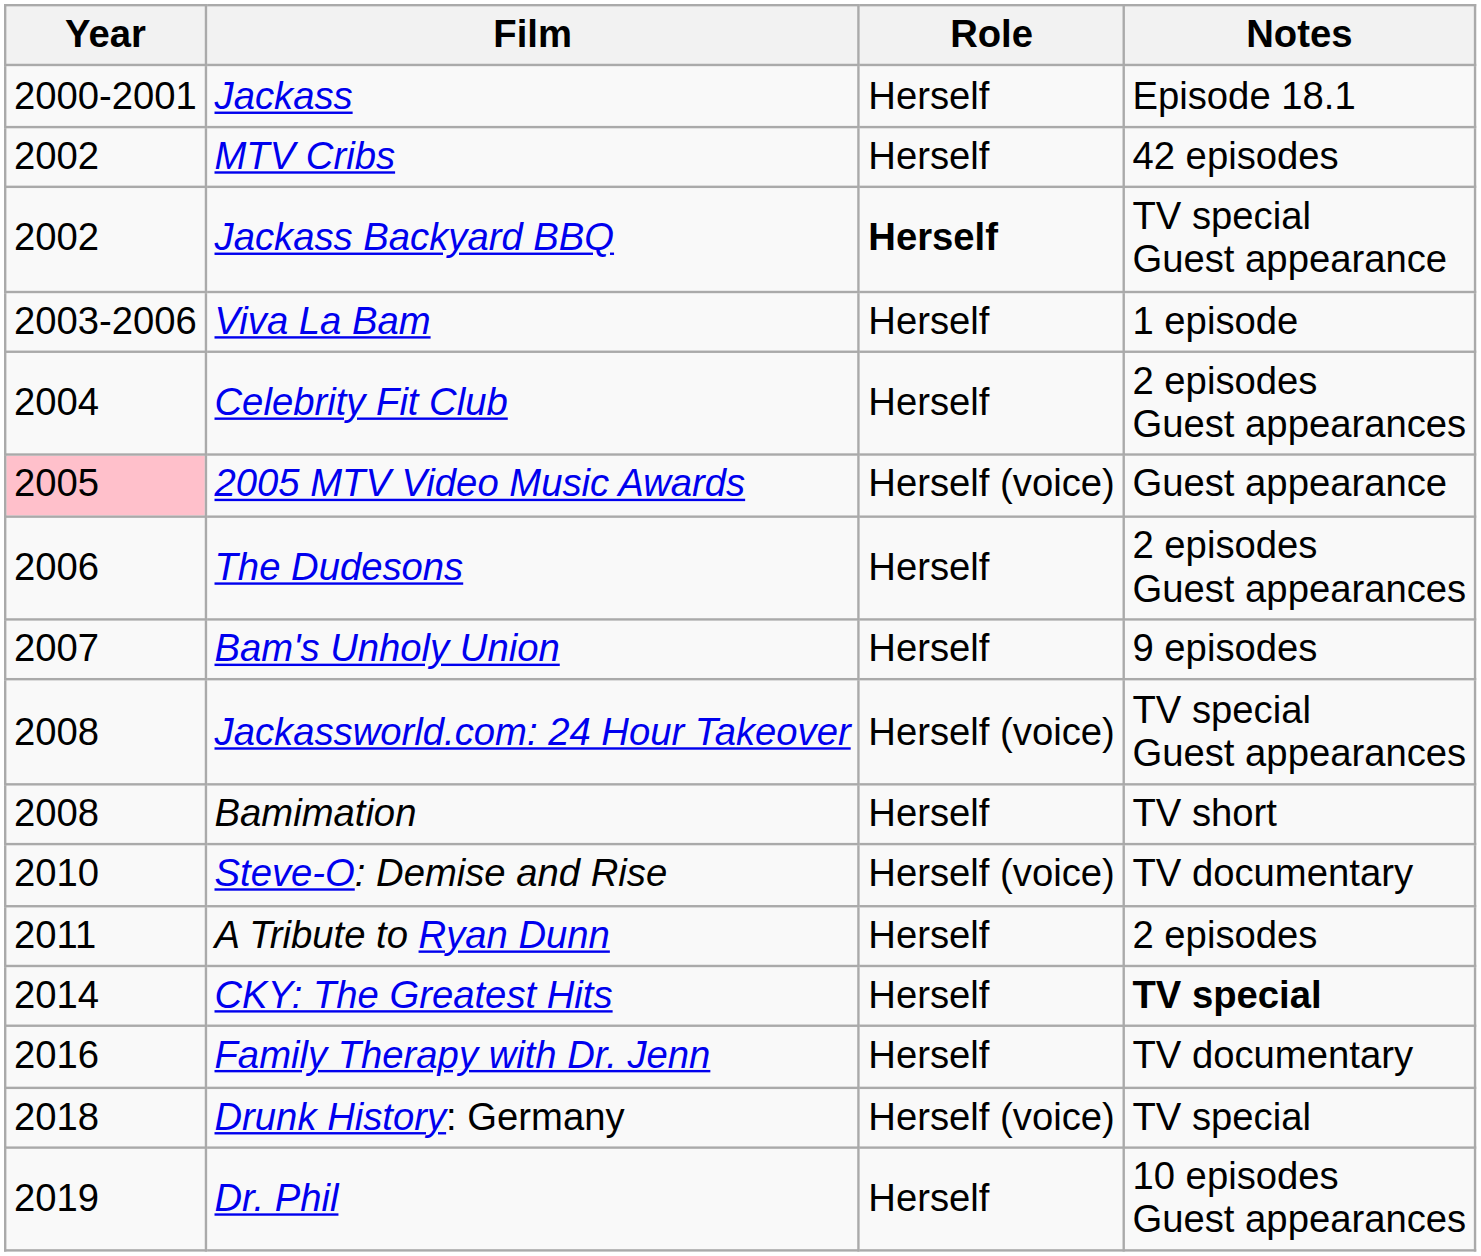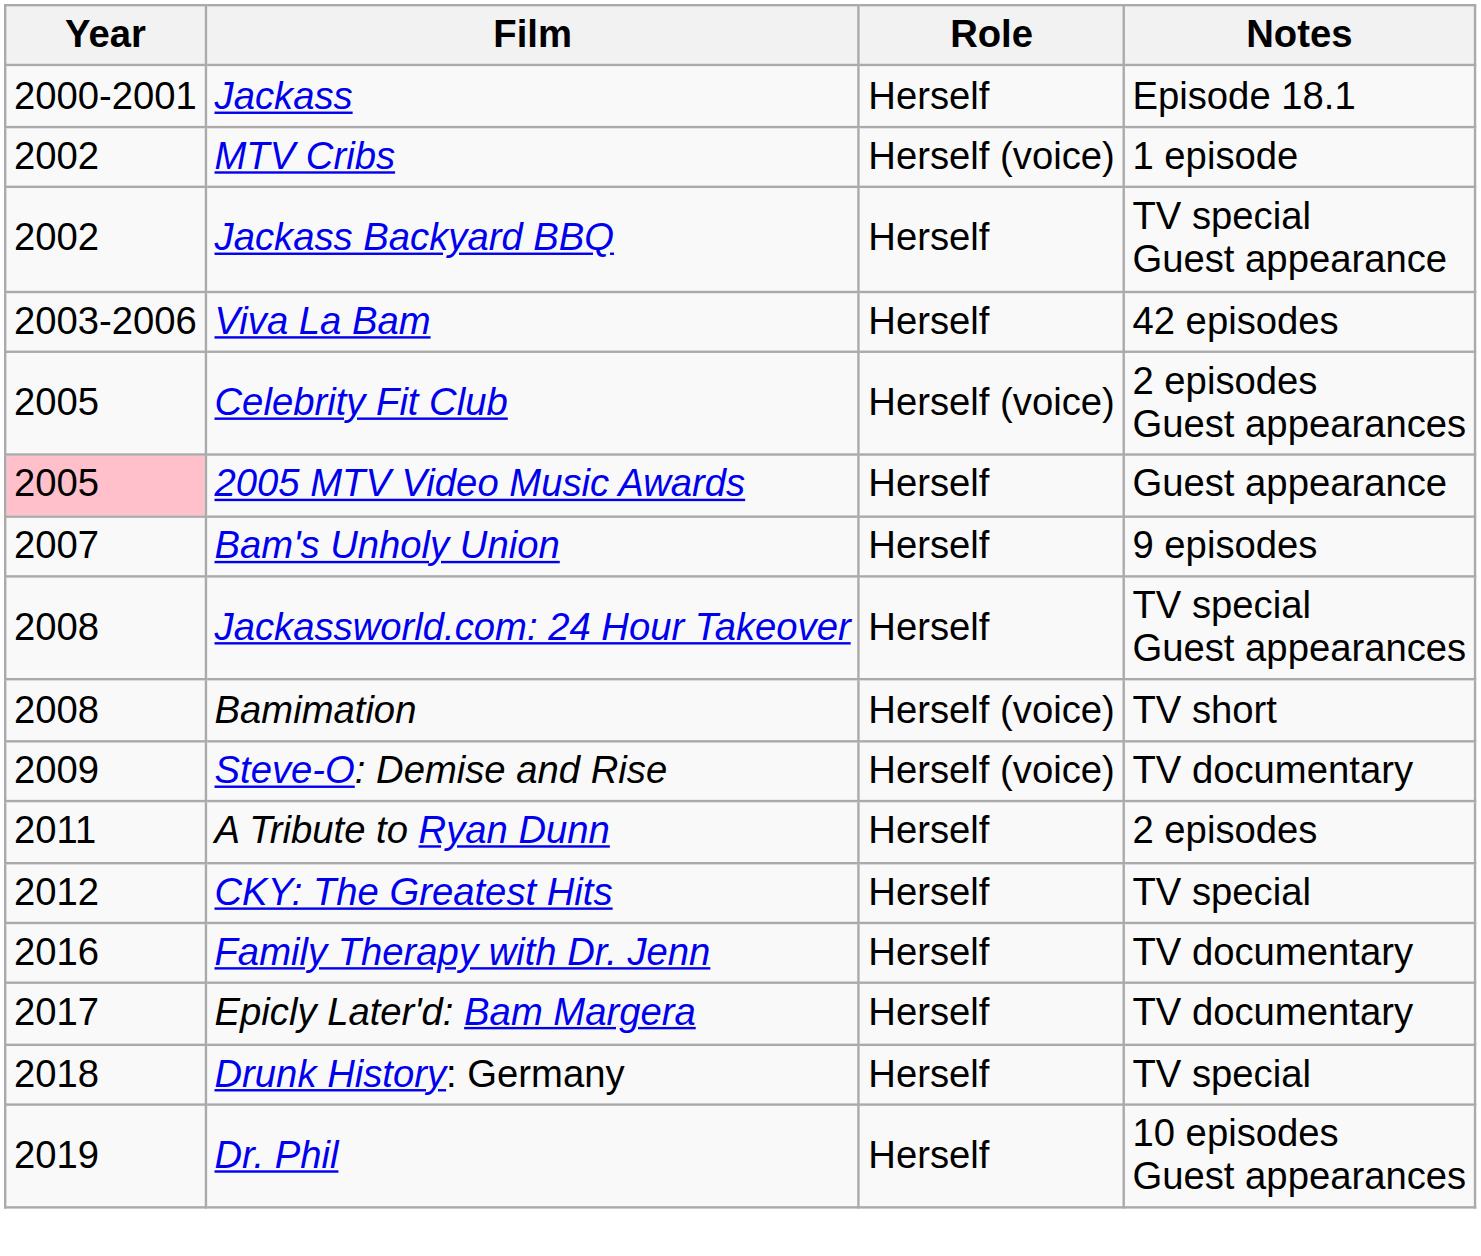(929, 156) Herself -> (992, 156) Herself (voice)
(1236, 156) 42 episodes -> (1215, 156) 1 episode
(933, 238) bold -> (929, 238) normal
(1215, 320) 1 episode -> (1236, 320) 42 episodes
(57, 402) 2004 -> (57, 402) 2005
(929, 402) Herself -> (992, 402) Herself (voice)
(992, 484) Herself (voice) -> (929, 484) Herself
- row: (339, 566)
(992, 731) Herself (voice) -> (929, 627) Herself
(929, 813) Herself -> (992, 709) Herself (voice)
(57, 874) 2010 -> (57, 770) 2009
(57, 995) 2014 -> (57, 891) 2012
(1227, 995) bold -> (1222, 891) normal
+ row: (455, 1012)
(992, 1116) Herself (voice) -> (929, 1073) Herself
